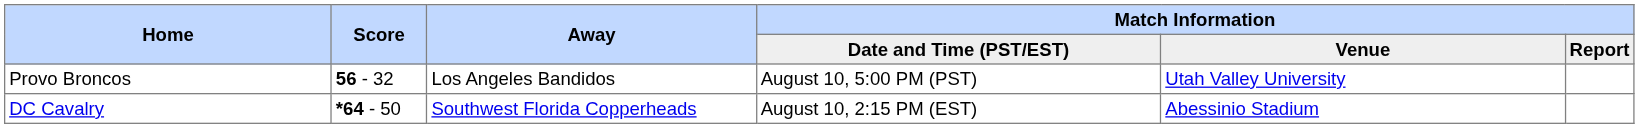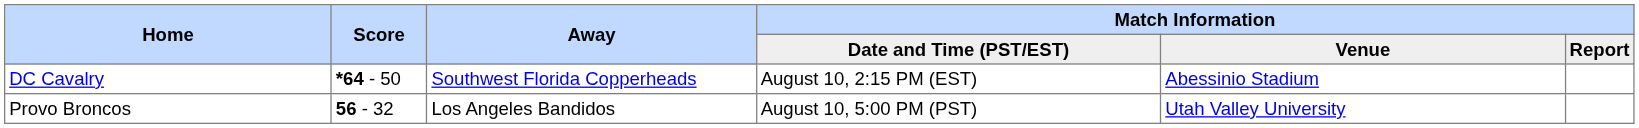rows swapped: (57, 108) <-> (70, 79)
